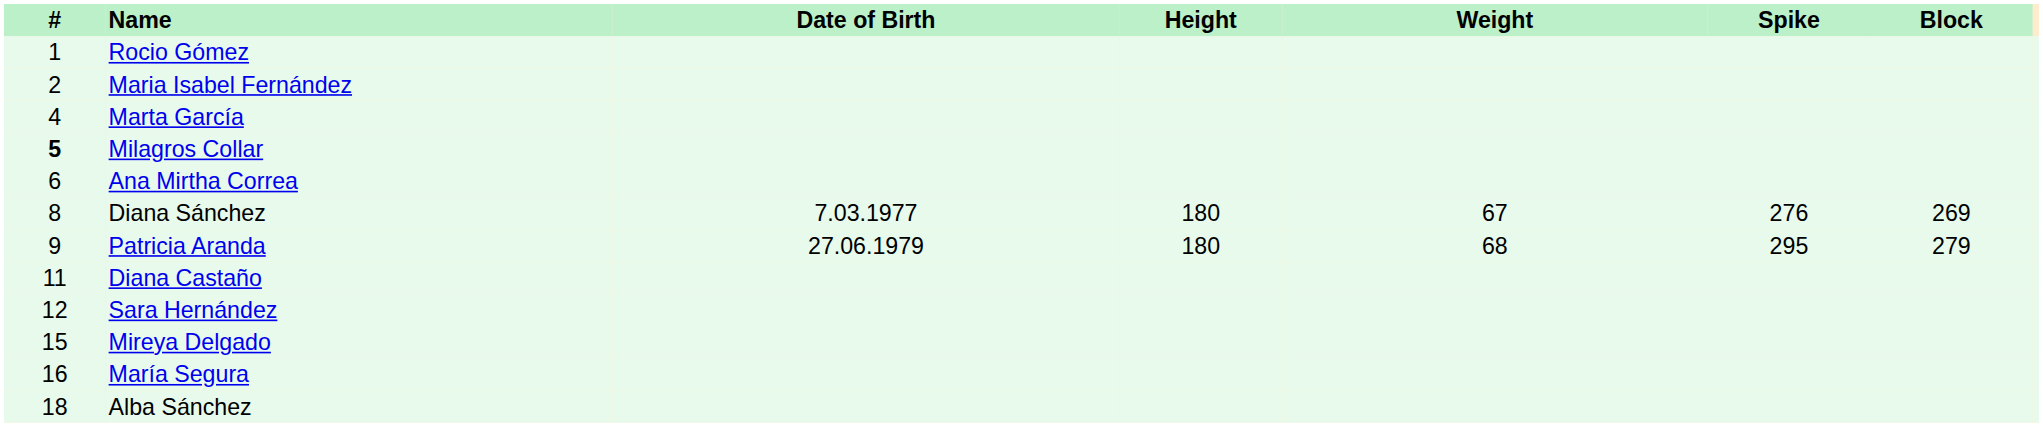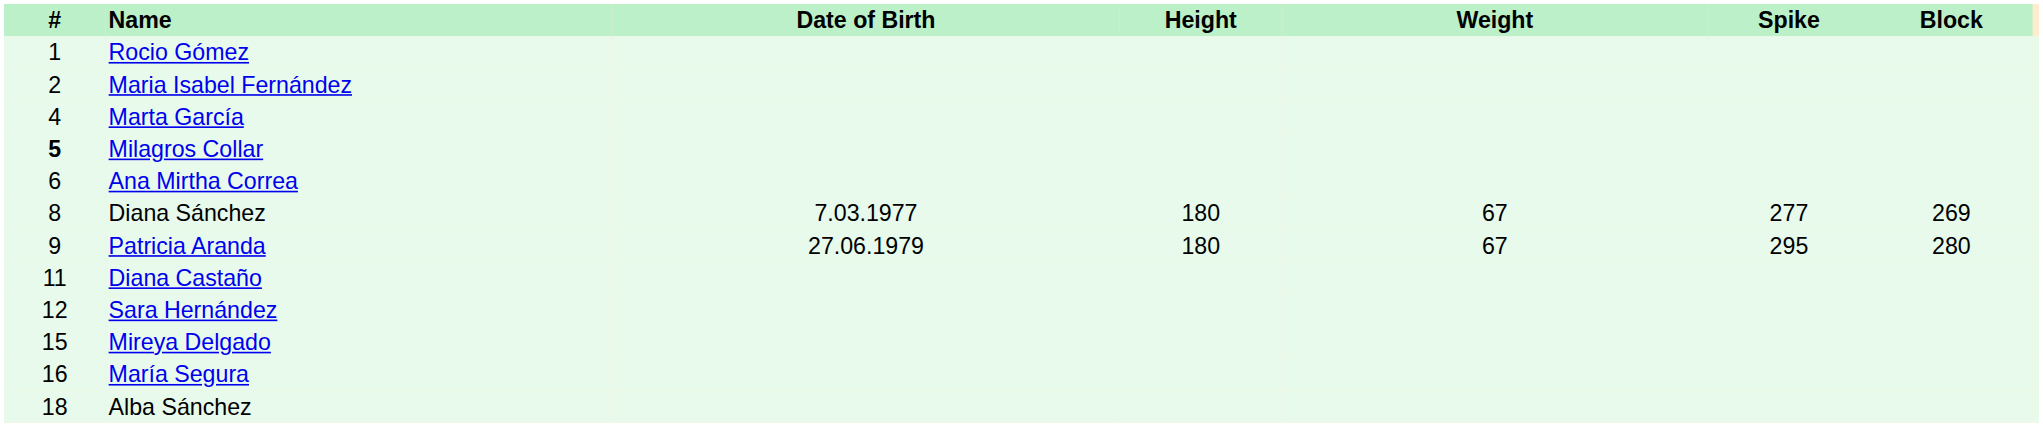(1789, 213) 276 -> (1789, 213) 277
(1495, 246) 68 -> (1495, 246) 67
(1951, 246) 279 -> (1951, 246) 280
